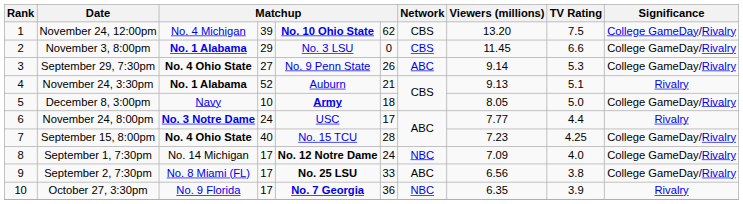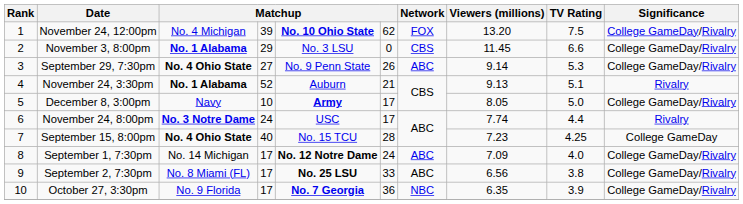(422, 31) CBS -> (422, 31) FOX
(389, 102) 18 -> (389, 102) 17
(497, 119) 7.77 -> (497, 119) 7.74
(672, 137) College GameDay/Rivalry -> (672, 137) College GameDay
(422, 155) NBC -> (422, 155) ABC
(672, 191) Rivalry -> (672, 191) College GameDay/Rivalry
